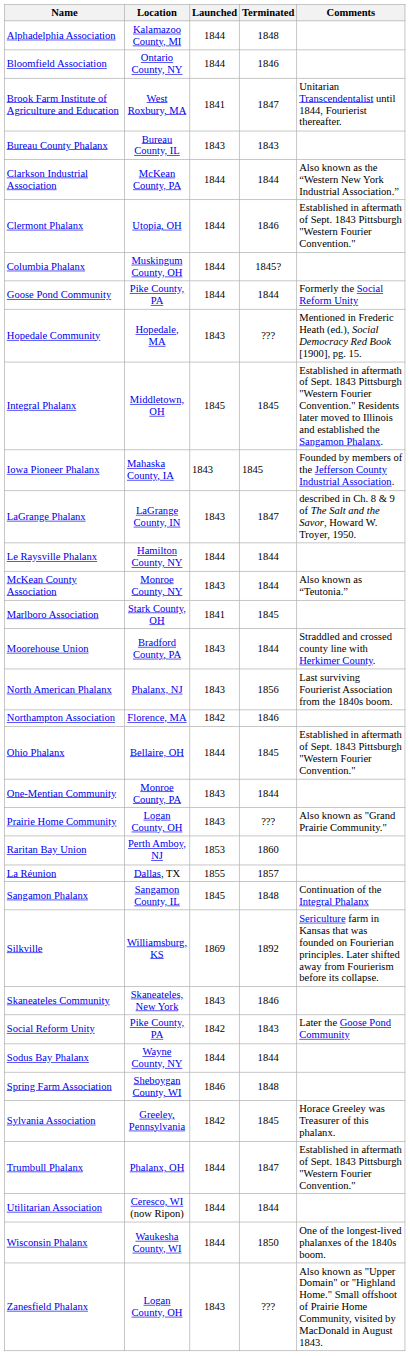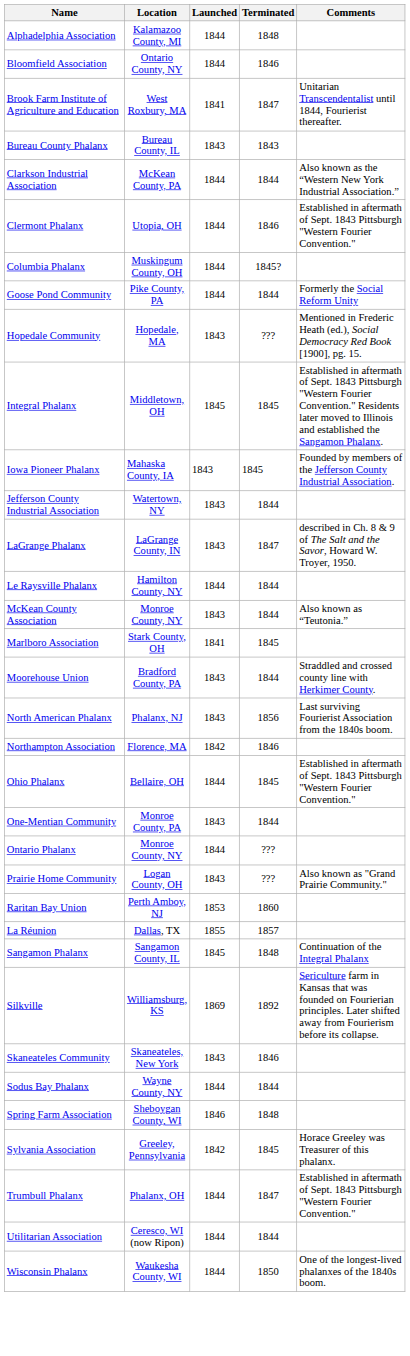+ row: (53, 504)
+ row: (41, 850)
- row: (51, 1029)
- row: (47, 1306)
